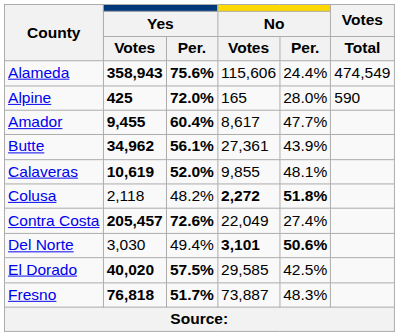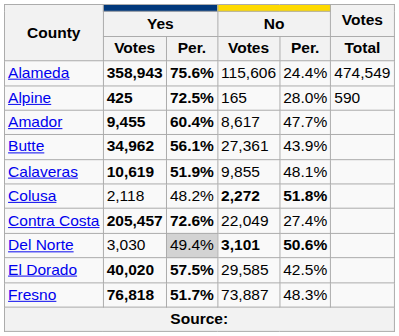(192, 97) 72.0% -> (192, 97) 72.5%
(192, 171) 52.0% -> (192, 171) 51.9%
(192, 245) no background -> (192, 245) lightgrey background
